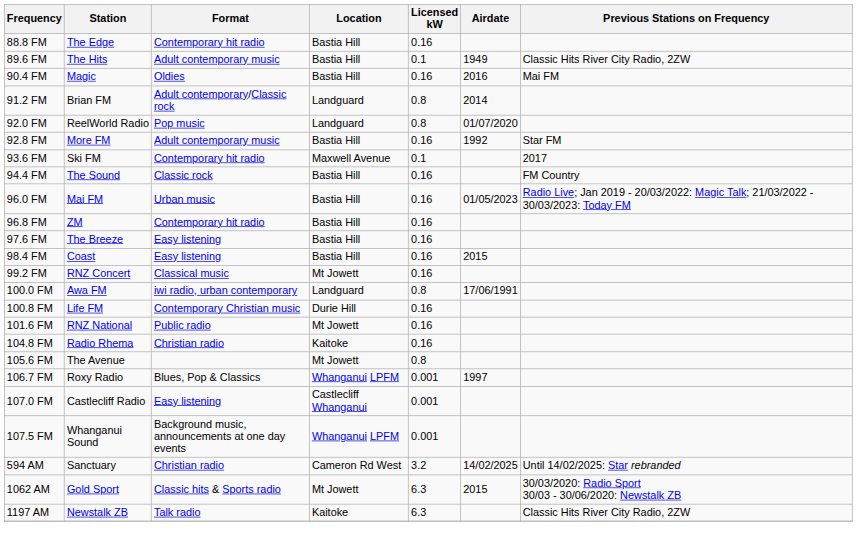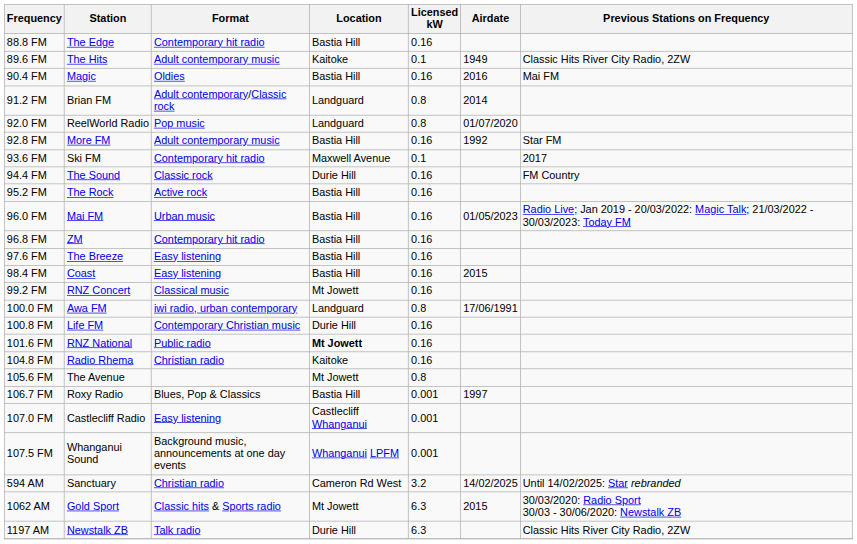(336, 59) Bastia Hill -> (330, 59) Kaitoke
(336, 175) Bastia Hill -> (334, 175) Durie Hill
+ row: (27, 192)
(335, 325) normal -> (337, 343) bold
(355, 377) Whanganui LPFM -> (336, 394) Bastia Hill
(330, 512) Kaitoke -> (334, 530) Durie Hill
